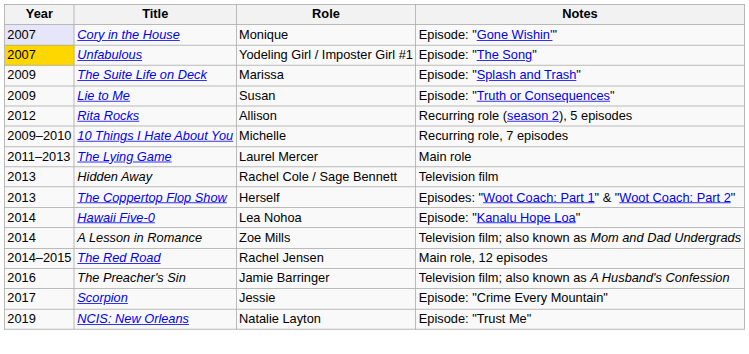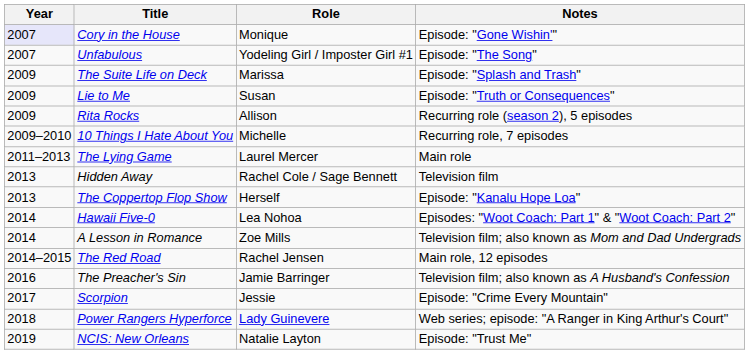(22, 55) gold background -> (22, 55) no background
(22, 116) 2012 -> (22, 116) 2009
(577, 197) Episodes: "Woot Coach: Part 1" & "Woot Coach: Part 2" -> (499, 197) Episode: "Kanalu Hope Loa"
(499, 217) Episode: "Kanalu Hope Loa" -> (577, 217) Episodes: "Woot Coach: Part 1" & "Woot Coach: Part 2"
+ row: (155, 319)
